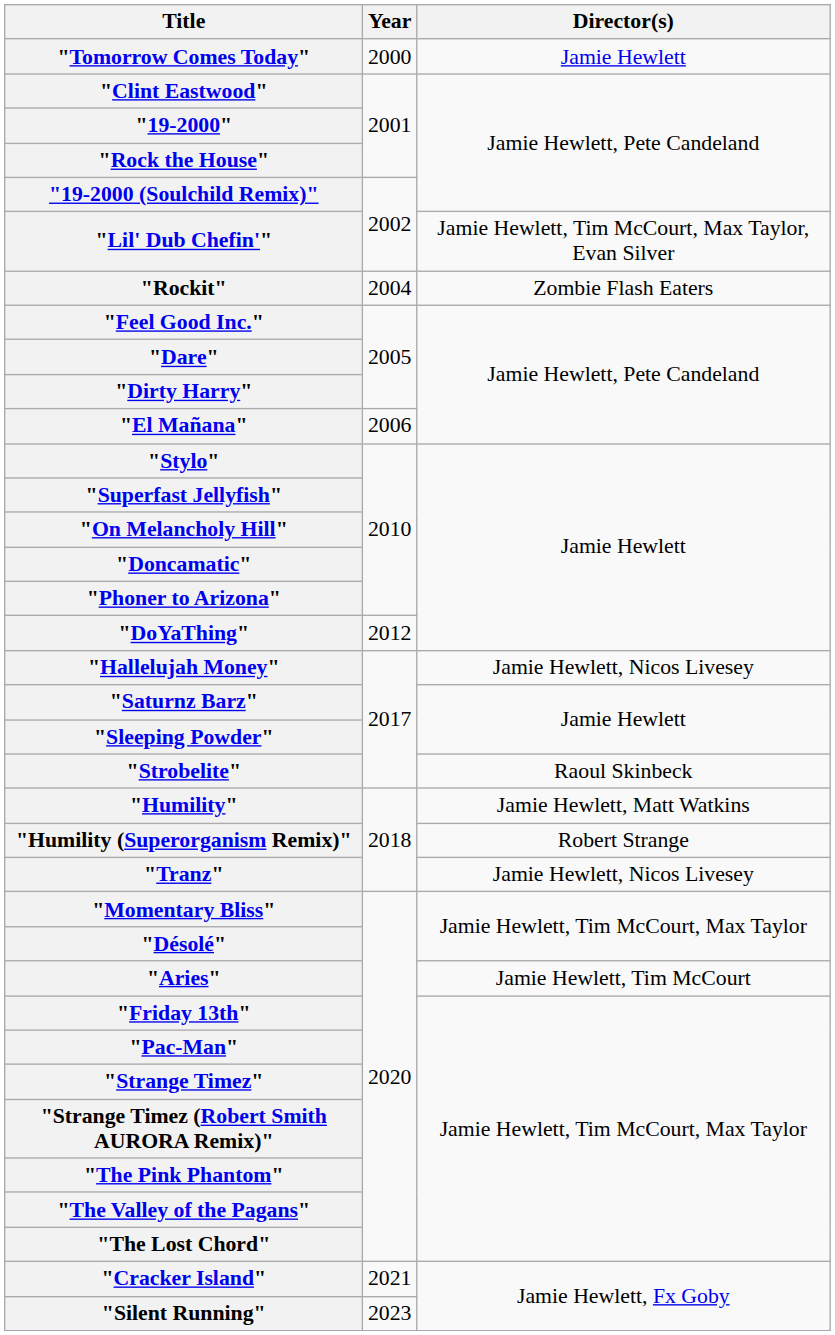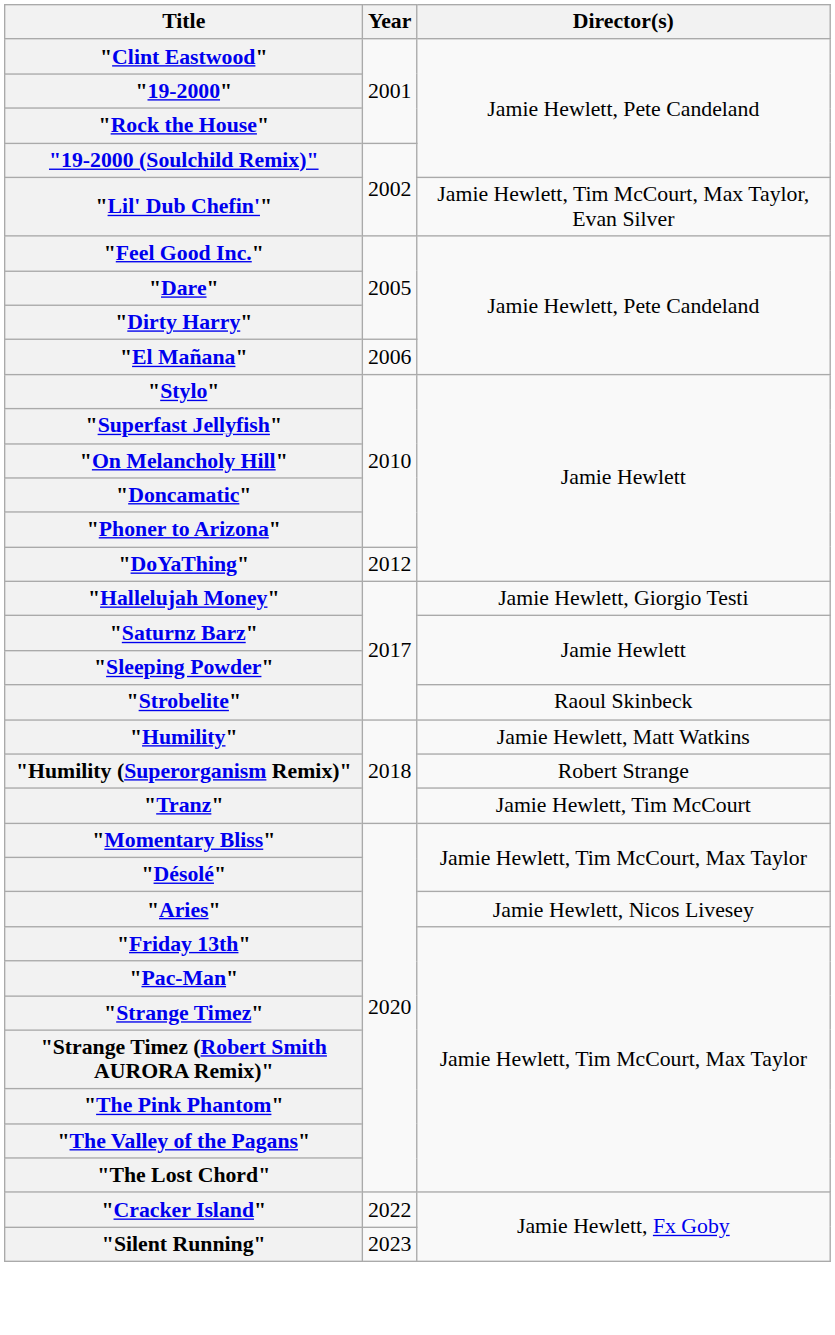- row: (184, 56)
- row: (184, 287)
(623, 667) Jamie Hewlett, Nicos Livesey -> (623, 598) Jamie Hewlett, Giorgio Testi
(623, 874) Jamie Hewlett, Nicos Livesey -> (623, 805) Jamie Hewlett, Tim McCourt
(623, 978) Jamie Hewlett, Tim McCourt -> (623, 908) Jamie Hewlett, Nicos Livesey
(390, 1278) 2021 -> (390, 1209) 2022
